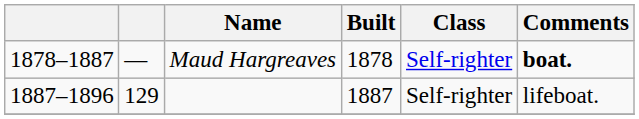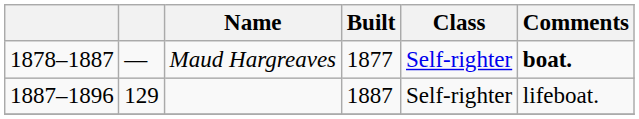(370, 59) 1878 -> (370, 59) 1877
